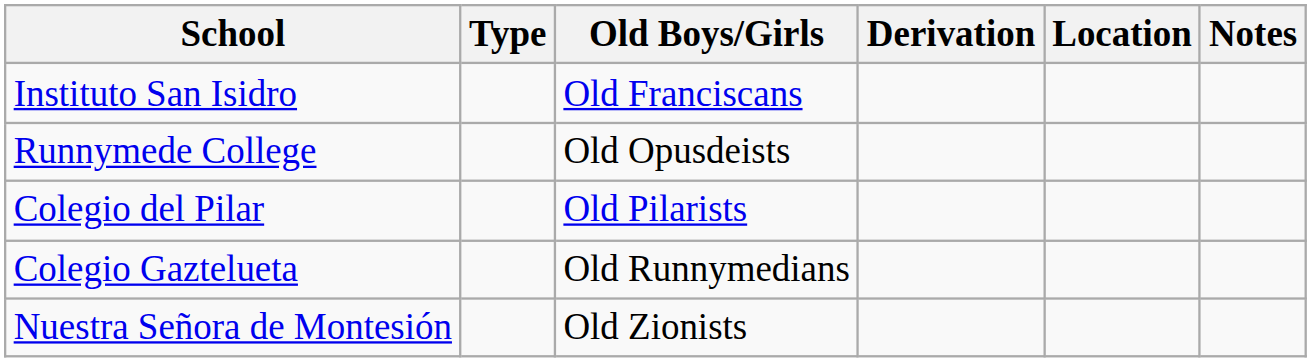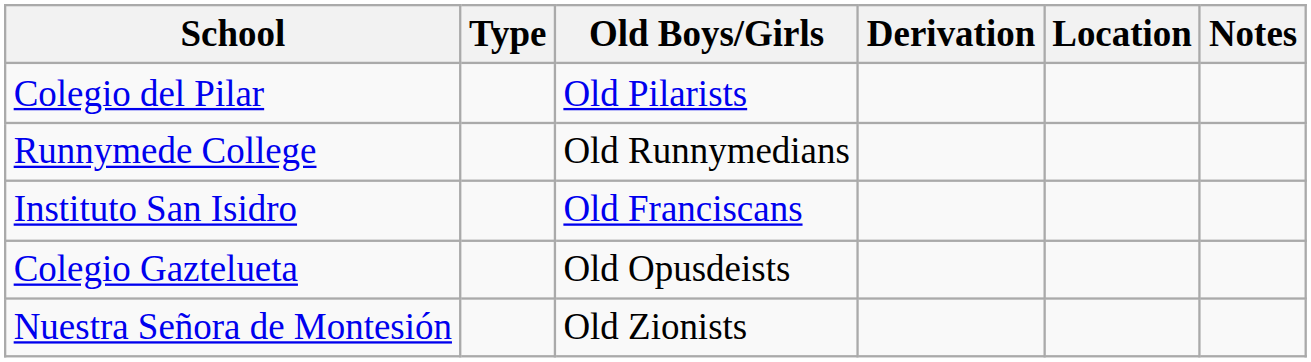rows swapped: (155, 92) <-> (139, 209)
(677, 151) Old Opusdeists -> (707, 151) Old Runnymedians
(707, 268) Old Runnymedians -> (677, 268) Old Opusdeists
